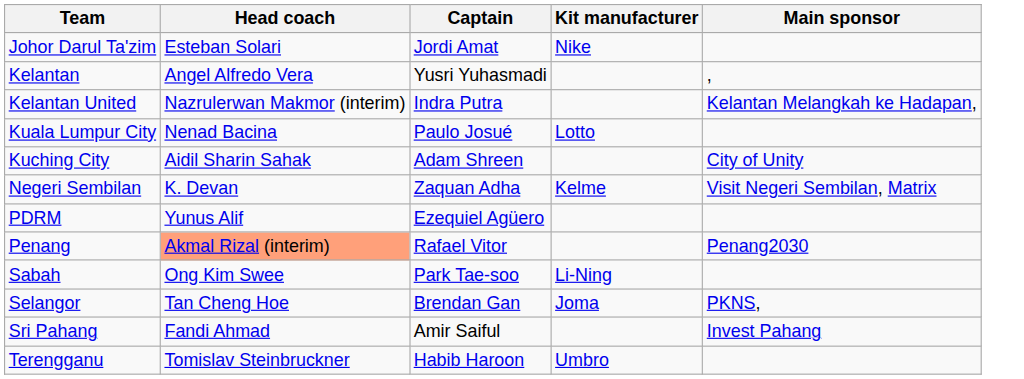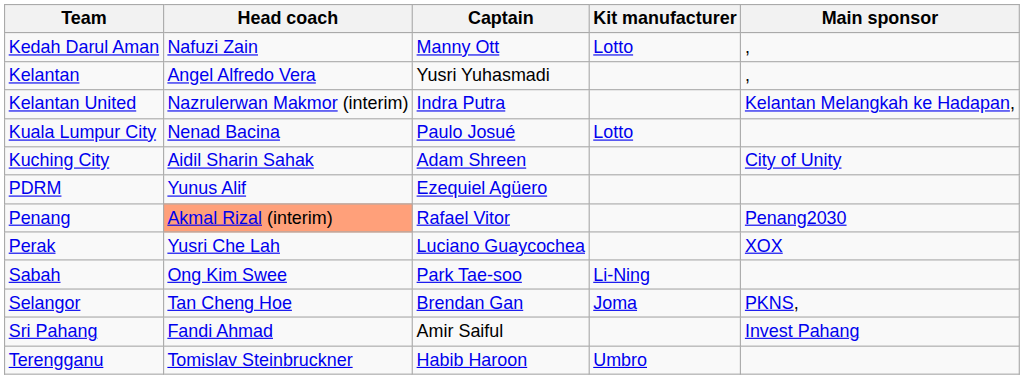- row: (82, 47)
+ row: (84, 47)
- row: (75, 189)
+ row: (32, 246)
